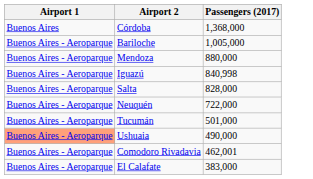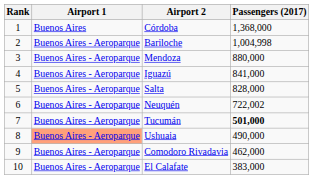+ column: (18, 12)
(225, 43) 1,005,000 -> (252, 43) 1,004,998
(221, 74) 840,998 -> (248, 74) 841,000
(221, 105) 722,000 -> (248, 105) 722,002
(221, 120) normal -> (248, 120) bold
(221, 151) 462,001 -> (248, 151) 462,000
